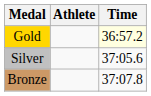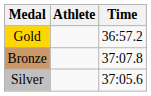(122, 36) lightyellow background -> (122, 36) no background
rows swapped: (27, 58) <-> (27, 79)
